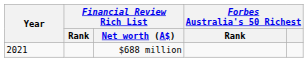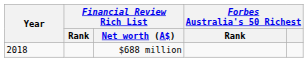(17, 50) 2021 -> (17, 50) 2018
